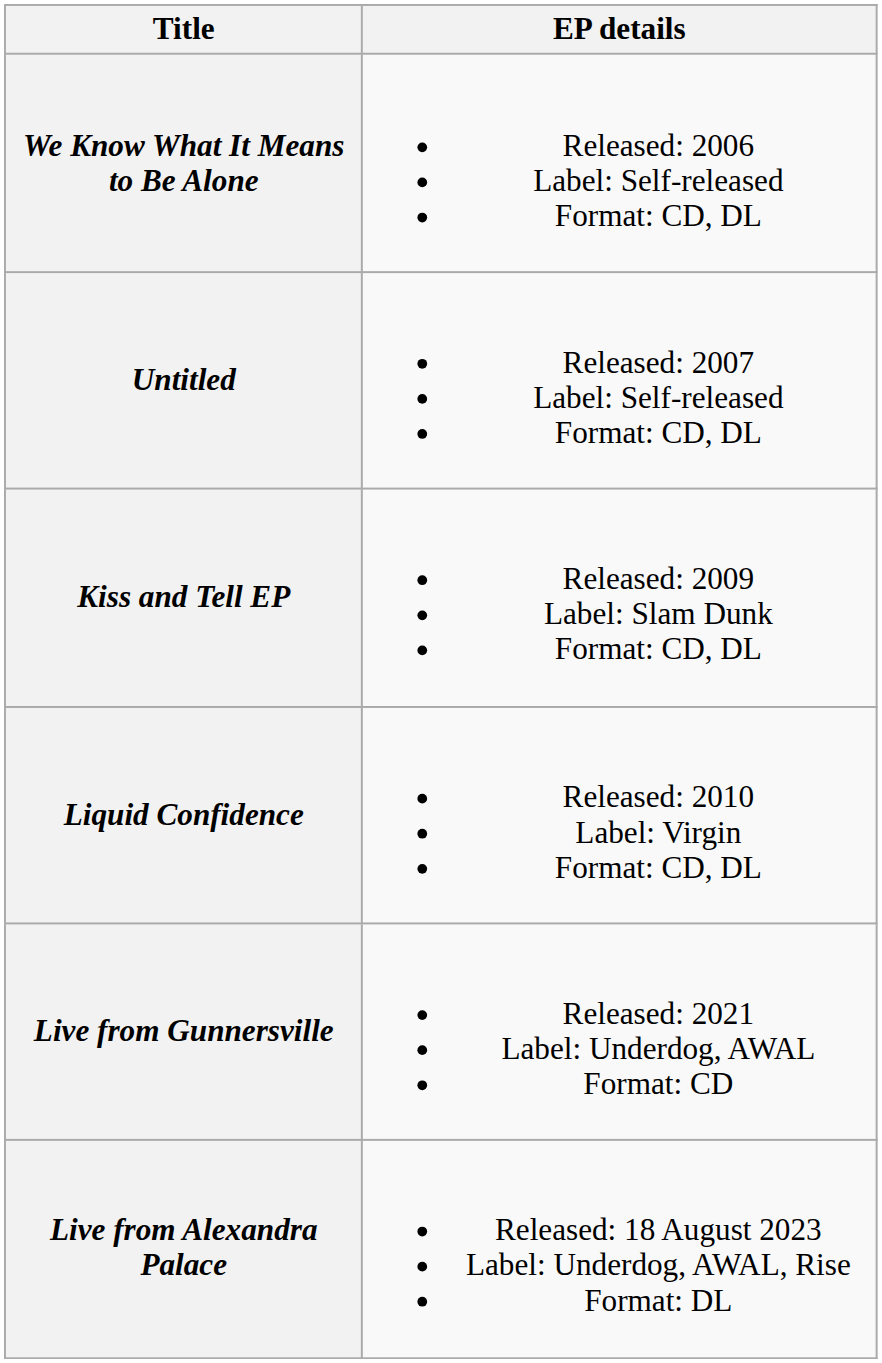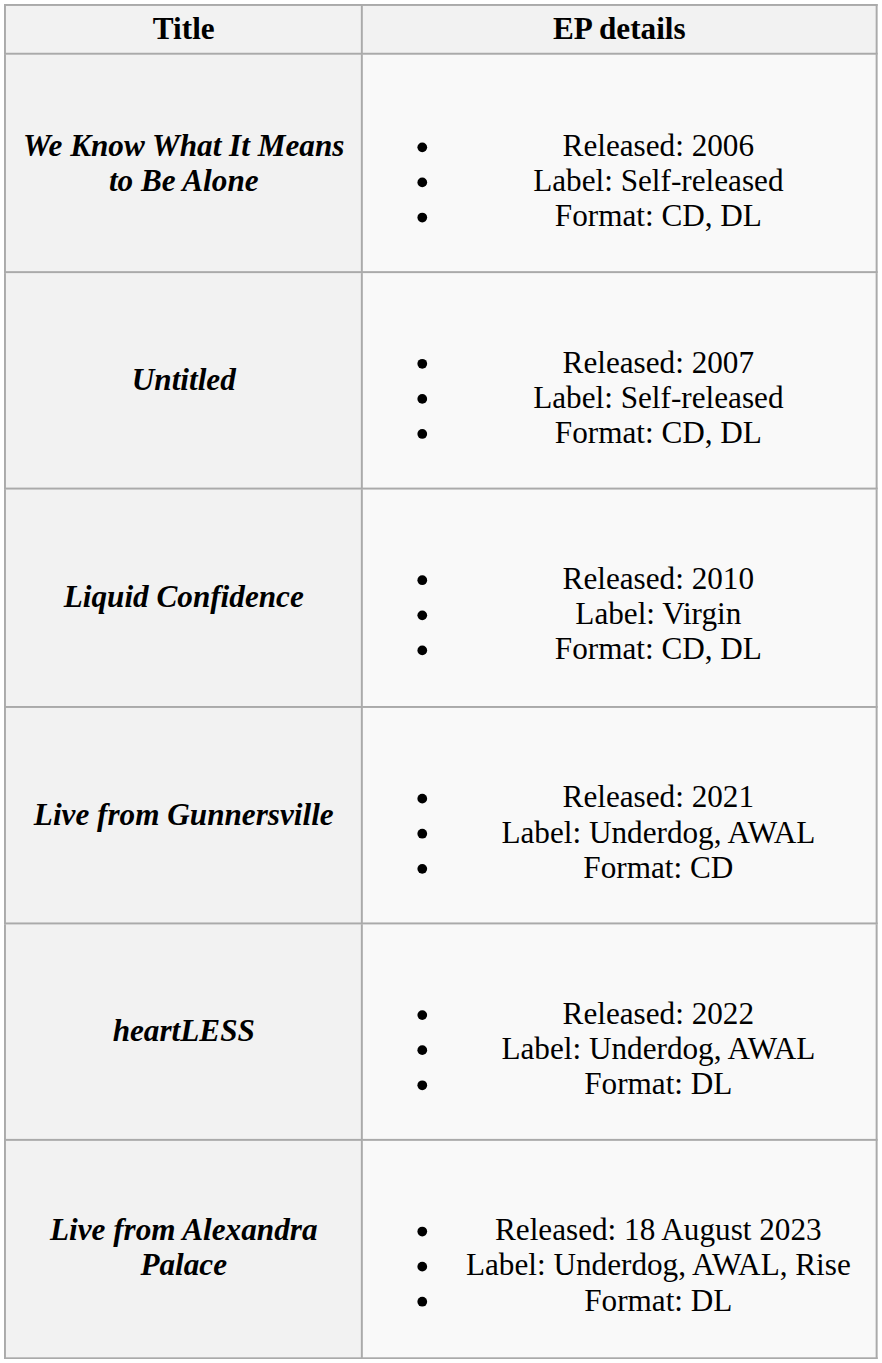- row: (184, 596)
+ row: (184, 1031)
